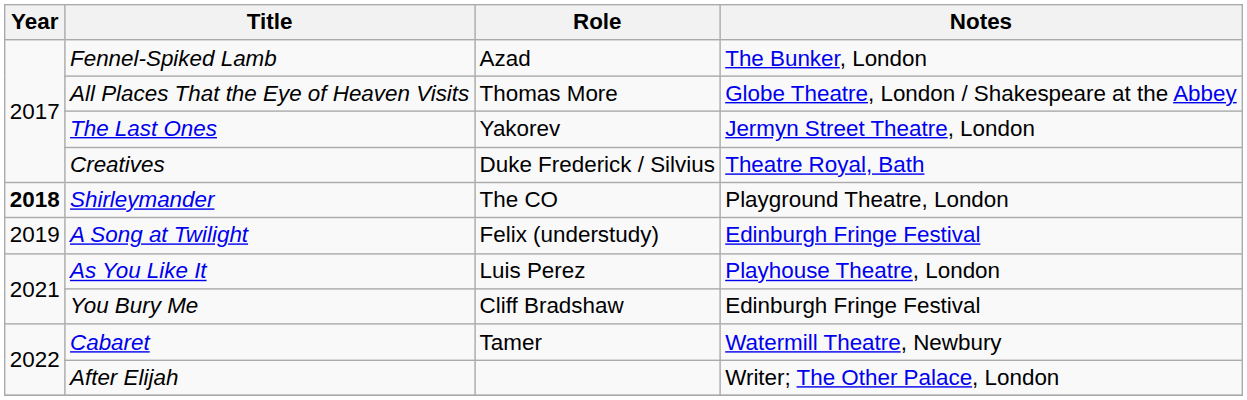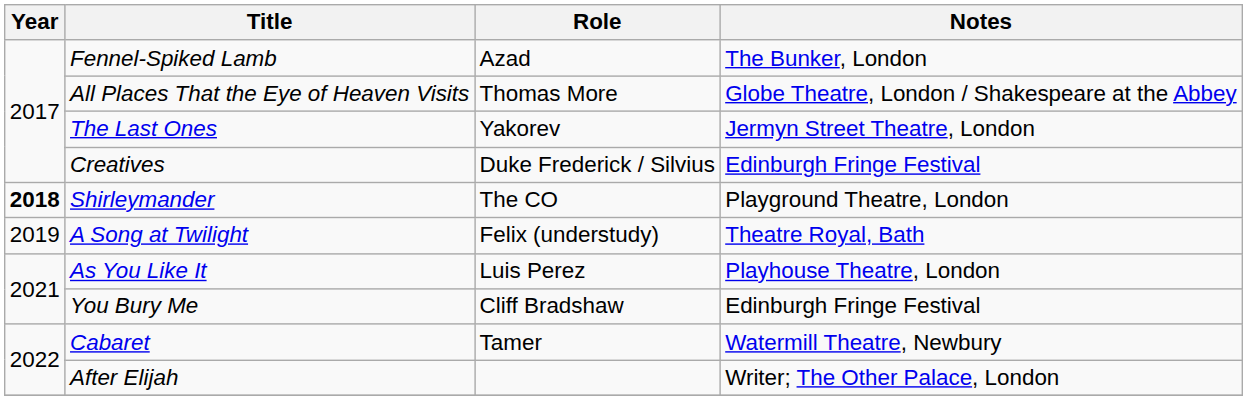(825, 164) Theatre Royal, Bath -> (853, 164) Edinburgh Fringe Festival
(853, 235) Edinburgh Fringe Festival -> (825, 235) Theatre Royal, Bath
